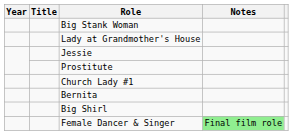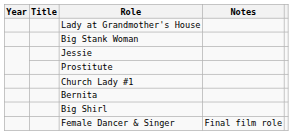rows swapped: (131, 39) <-> (100, 25)
(243, 123) lightgreen background -> (243, 123) no background
